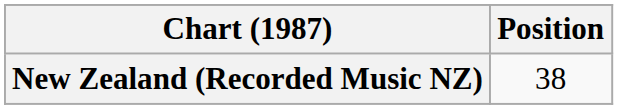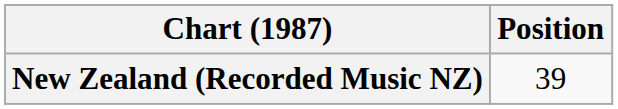(551, 78) 38 -> (551, 78) 39
